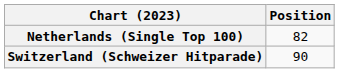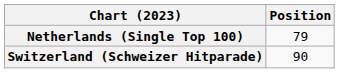(300, 36) 82 -> (300, 36) 79
